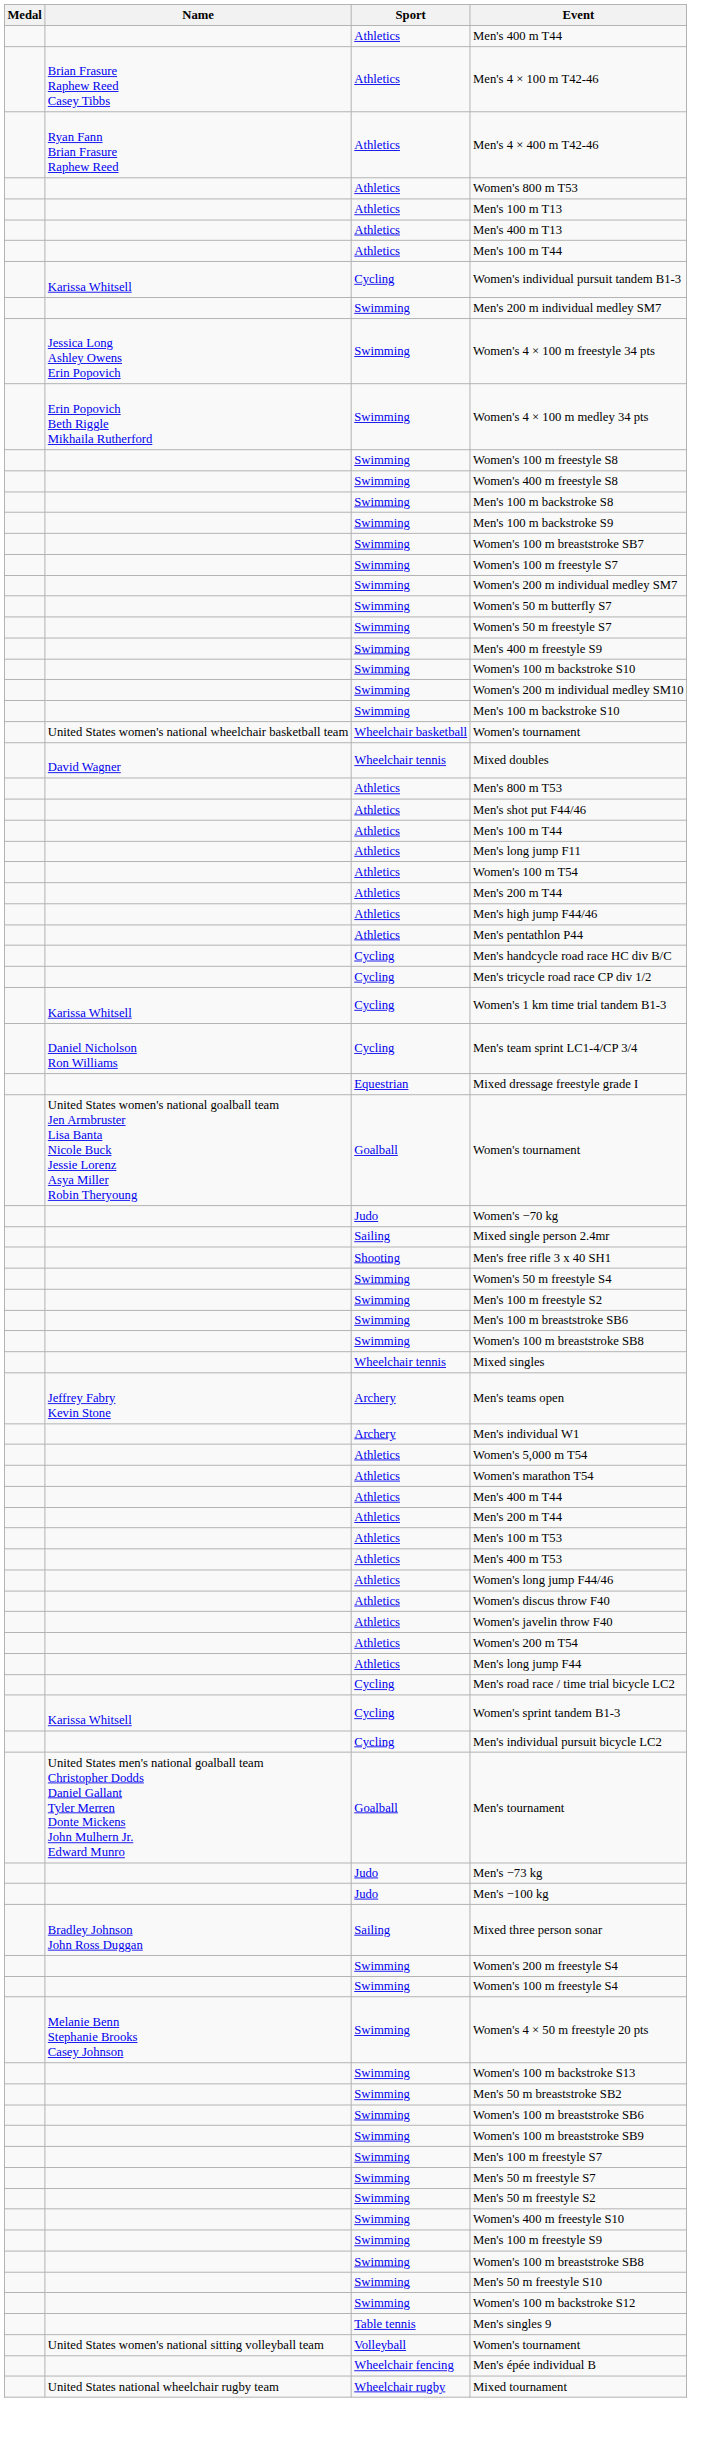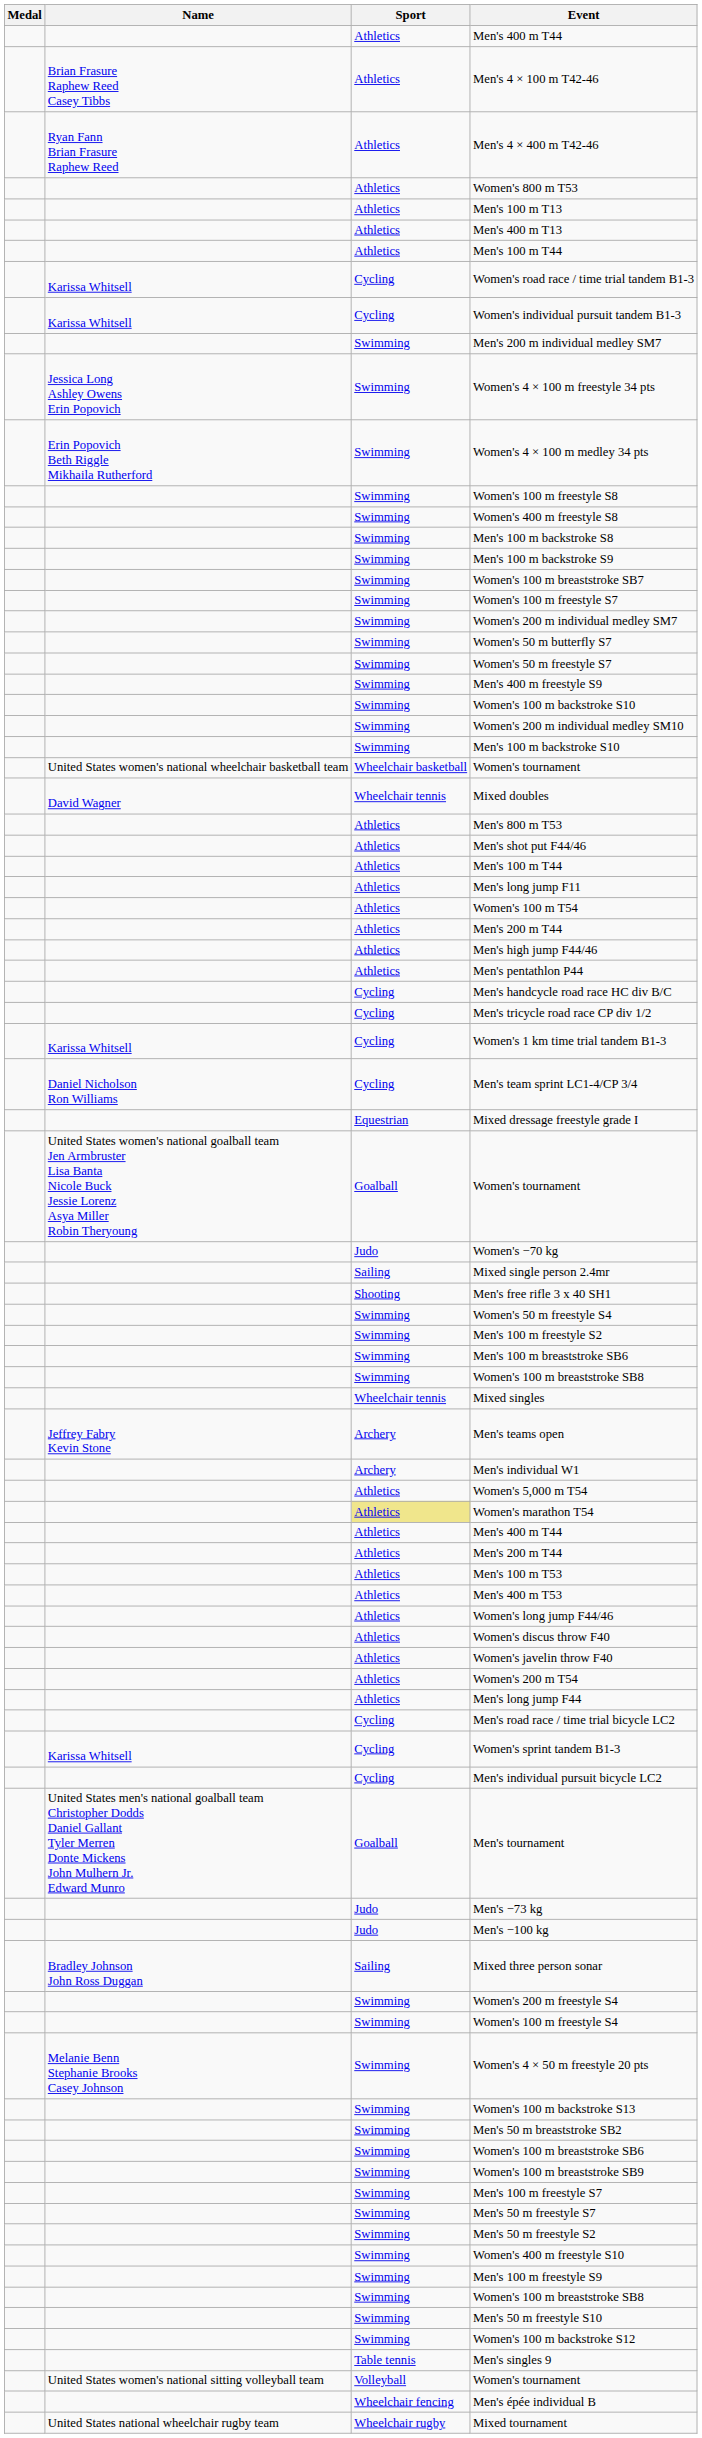+ row: (90, 287)
(377, 1476) no background -> (377, 1512) khaki background
